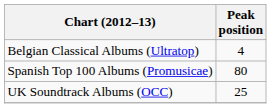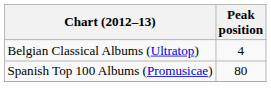- row: (90, 92)
